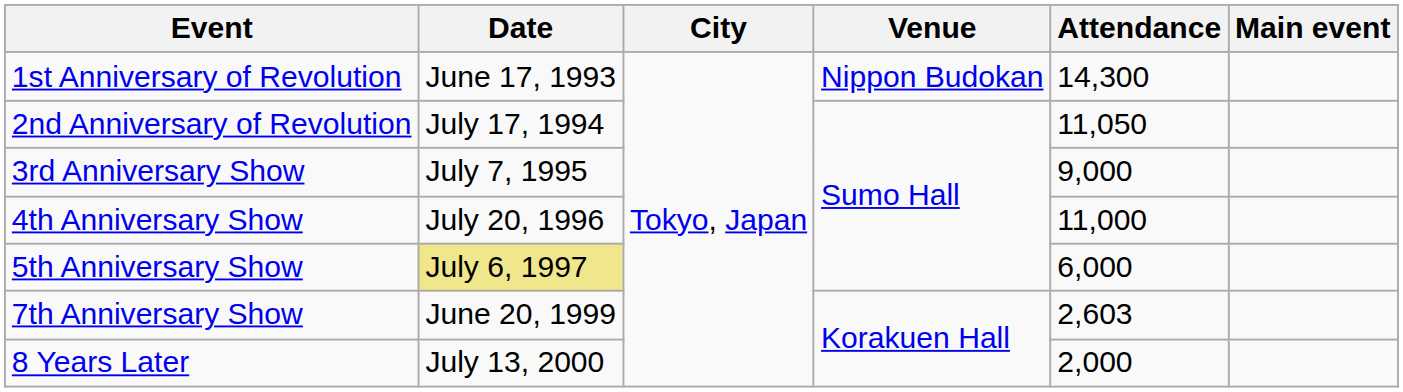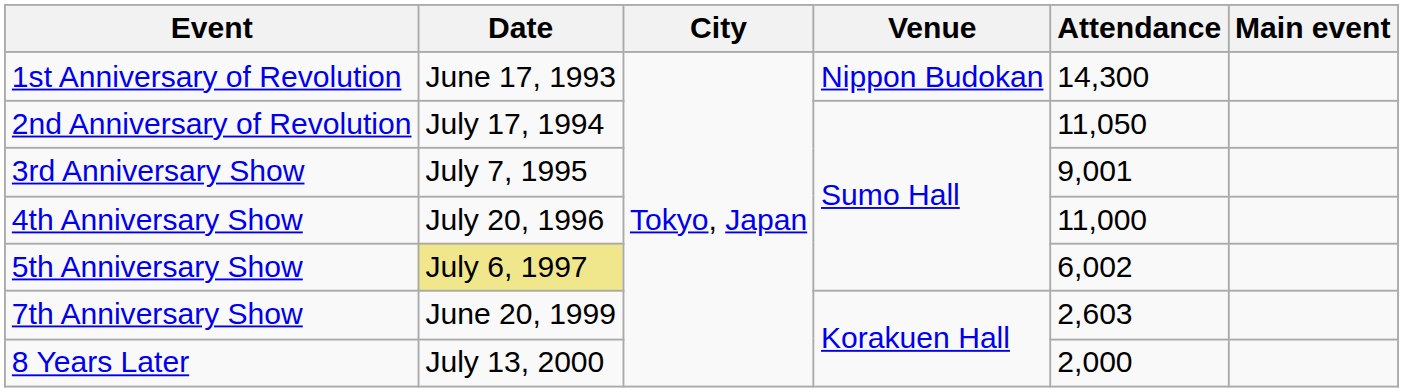(1095, 171) 9,000 -> (1095, 171) 9,001
(1095, 266) 6,000 -> (1095, 266) 6,002
